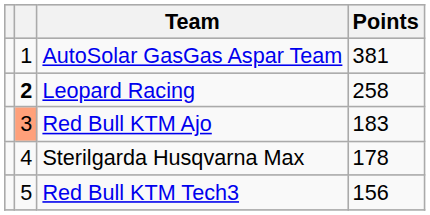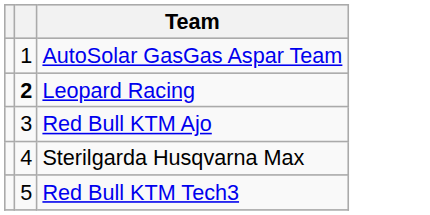- column: (386, 21)
(26, 124) lightsalmon background -> (26, 124) no background
